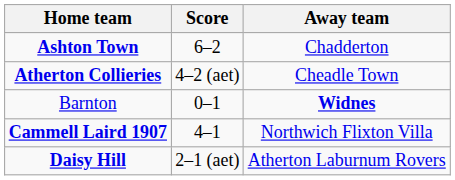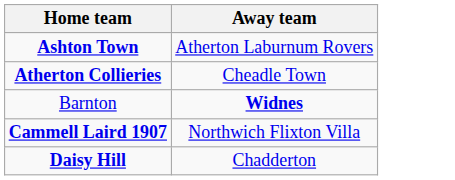- column: (207, 18)
(347, 47) Chadderton -> (274, 47) Atherton Laburnum Rovers
(347, 160) Atherton Laburnum Rovers -> (274, 160) Chadderton
